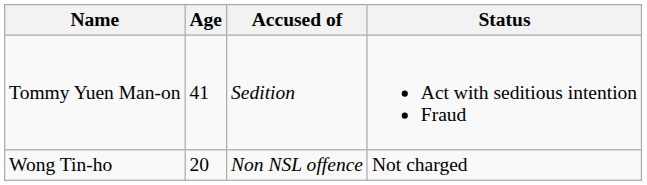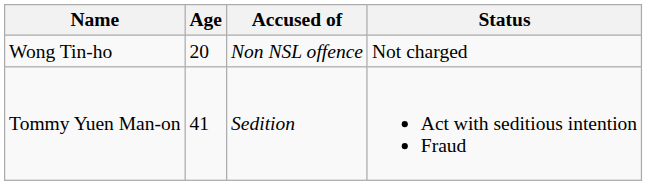rows swapped: (95, 92) <-> (61, 164)
